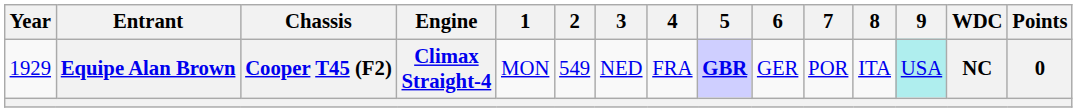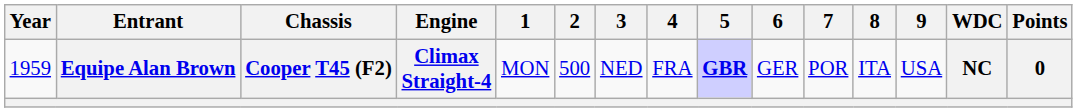(30, 68) 1929 -> (30, 68) 1959
(575, 68) 549 -> (575, 68) 500
(921, 68) paleturquoise background -> (921, 68) no background
